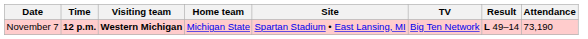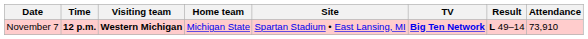(445, 27) normal -> (447, 27) bold
(538, 27) 73,190 -> (544, 27) 73,910
